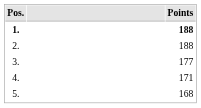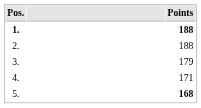(186, 62) 177 -> (186, 62) 179
(186, 94) normal -> (186, 94) bold
